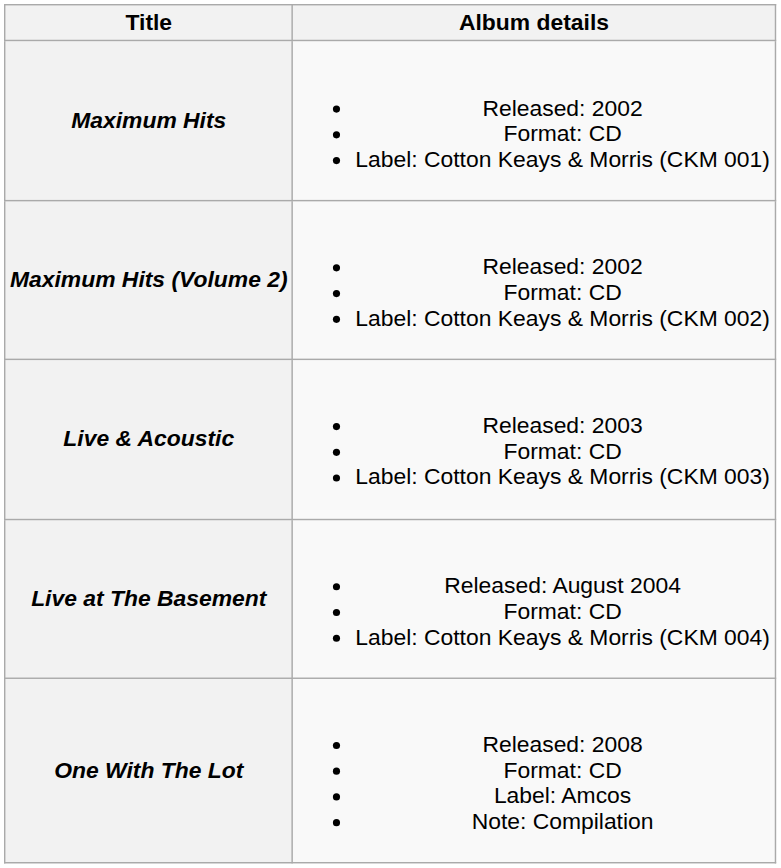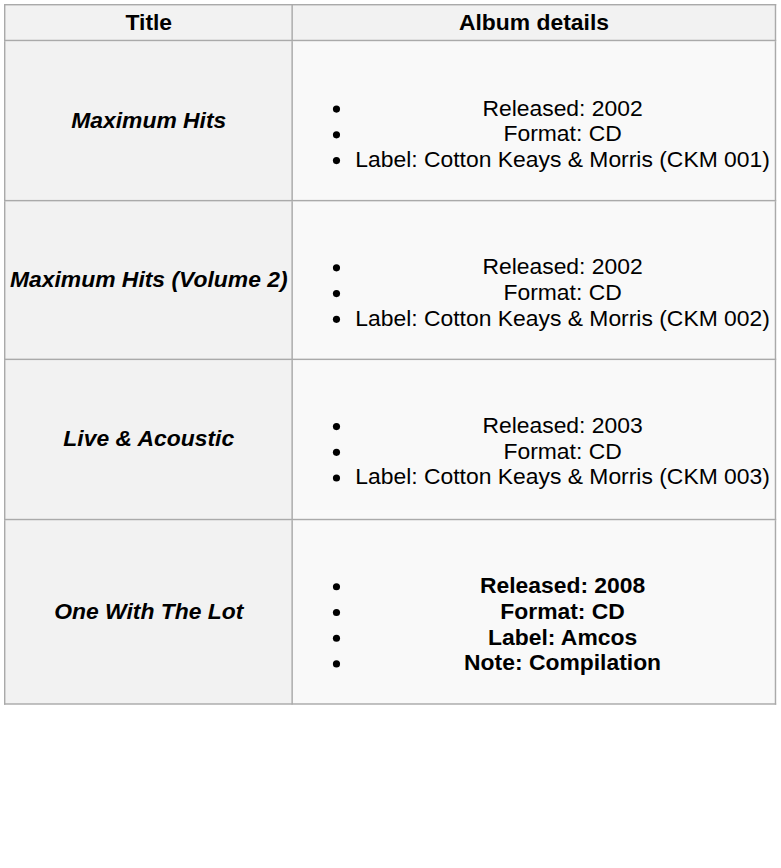- row: (149, 598)
(534, 783) normal -> (534, 624) bold
